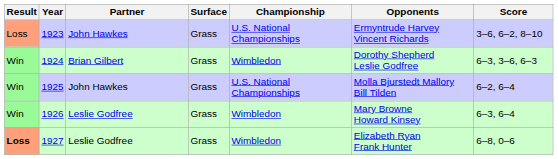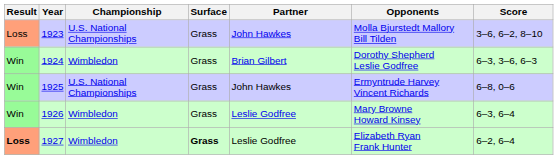columns swapped: (290, 12) <-> (127, 12)
(397, 33) Ermyntrude Harvey Vincent Richards -> (404, 33) Molla Bjurstedt Mallory Bill Tilden
(404, 87) Molla Bjurstedt Mallory Bill Tilden -> (397, 87) Ermyntrude Harvey Vincent Richards
(496, 87) 6–2, 6–4 -> (496, 87) 6–8, 0–6
(204, 141) normal -> (205, 141) bold
(496, 141) 6–8, 0–6 -> (496, 141) 6–2, 6–4
